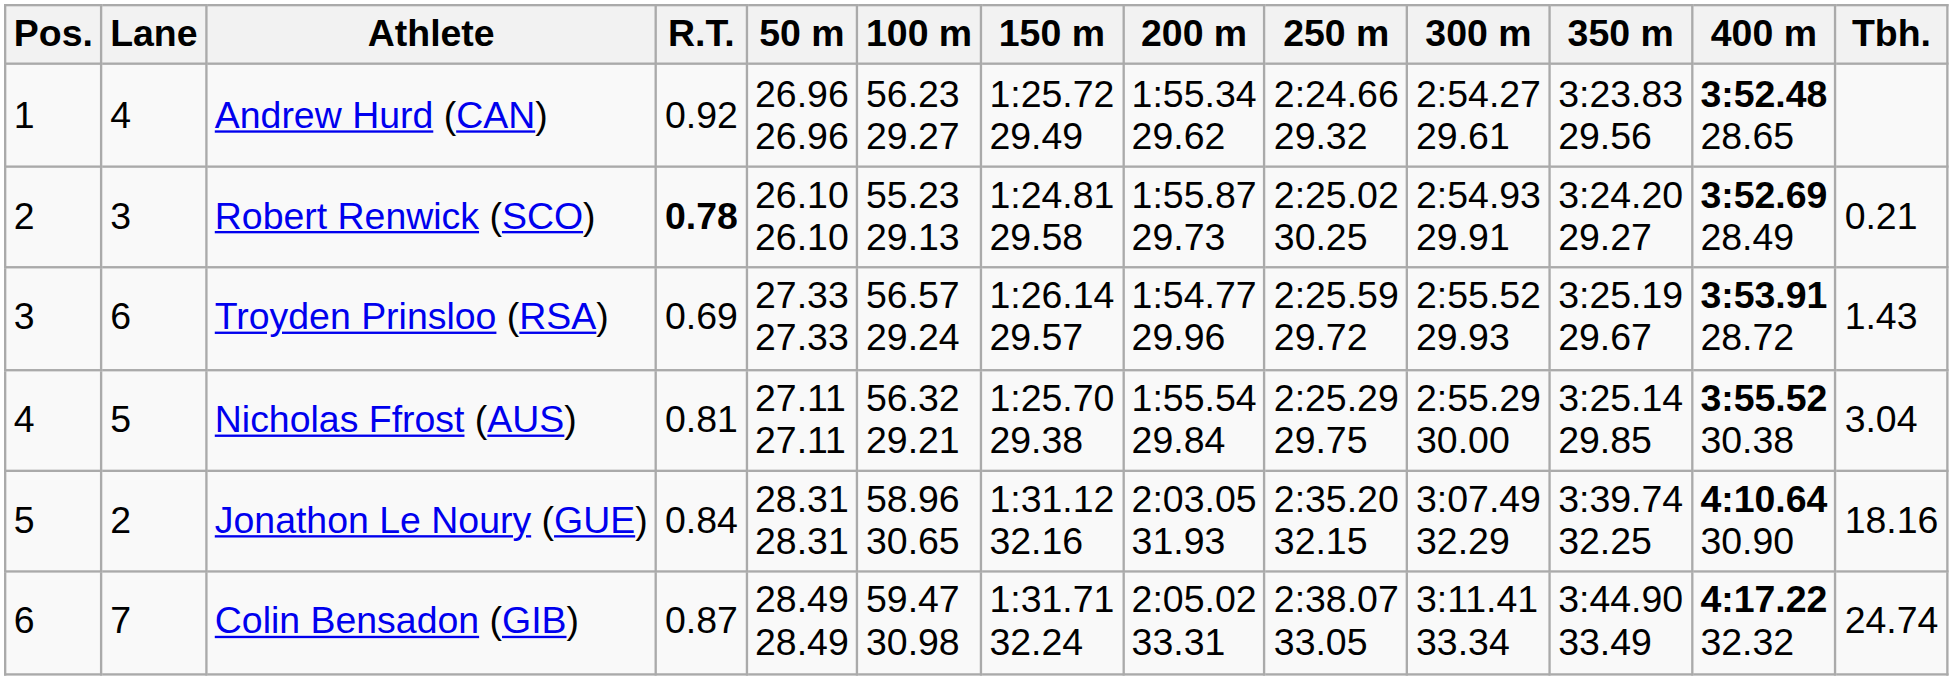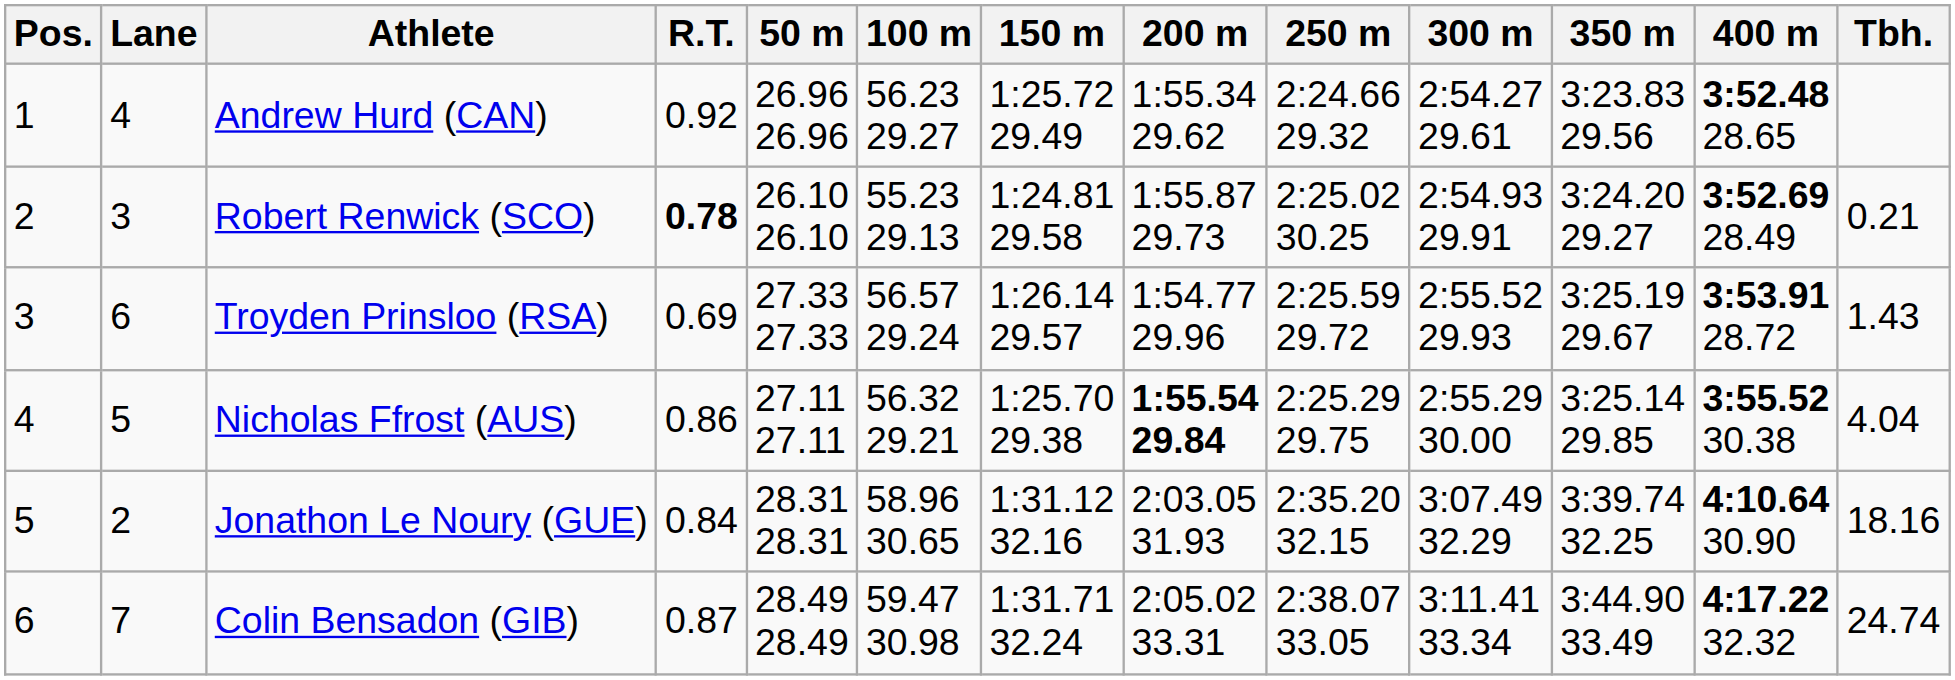(701, 419) 0.81 -> (701, 419) 0.86
(1194, 419) normal -> (1195, 419) bold
(1881, 419) 3.04 -> (1883, 419) 4.04
